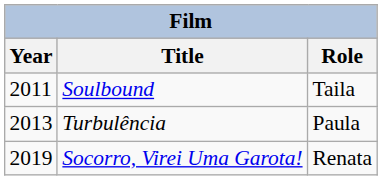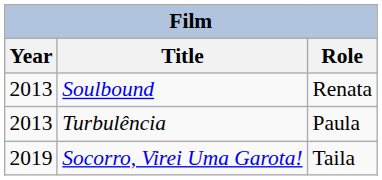(31, 89) 2011 -> (31, 89) 2013
(334, 89) Taila -> (342, 89) Renata
(342, 157) Renata -> (334, 157) Taila
